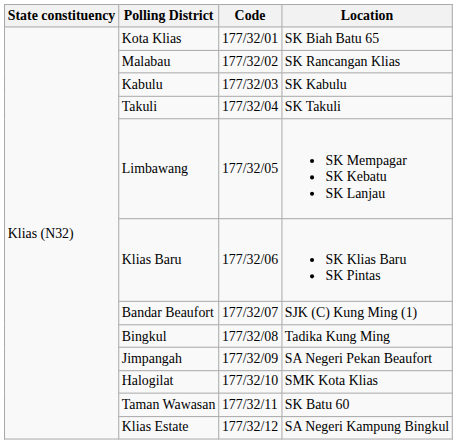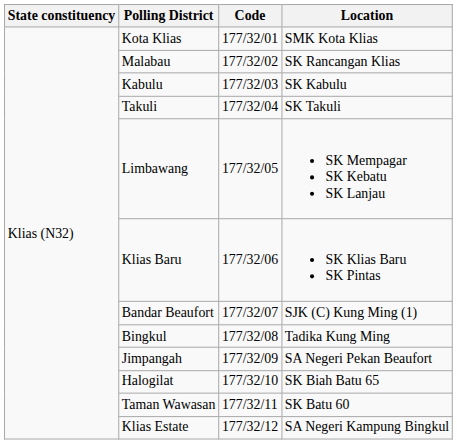(332, 38) SK Biah Batu 65 -> (331, 38) SMK Kota Klias
(331, 381) SMK Kota Klias -> (332, 381) SK Biah Batu 65
